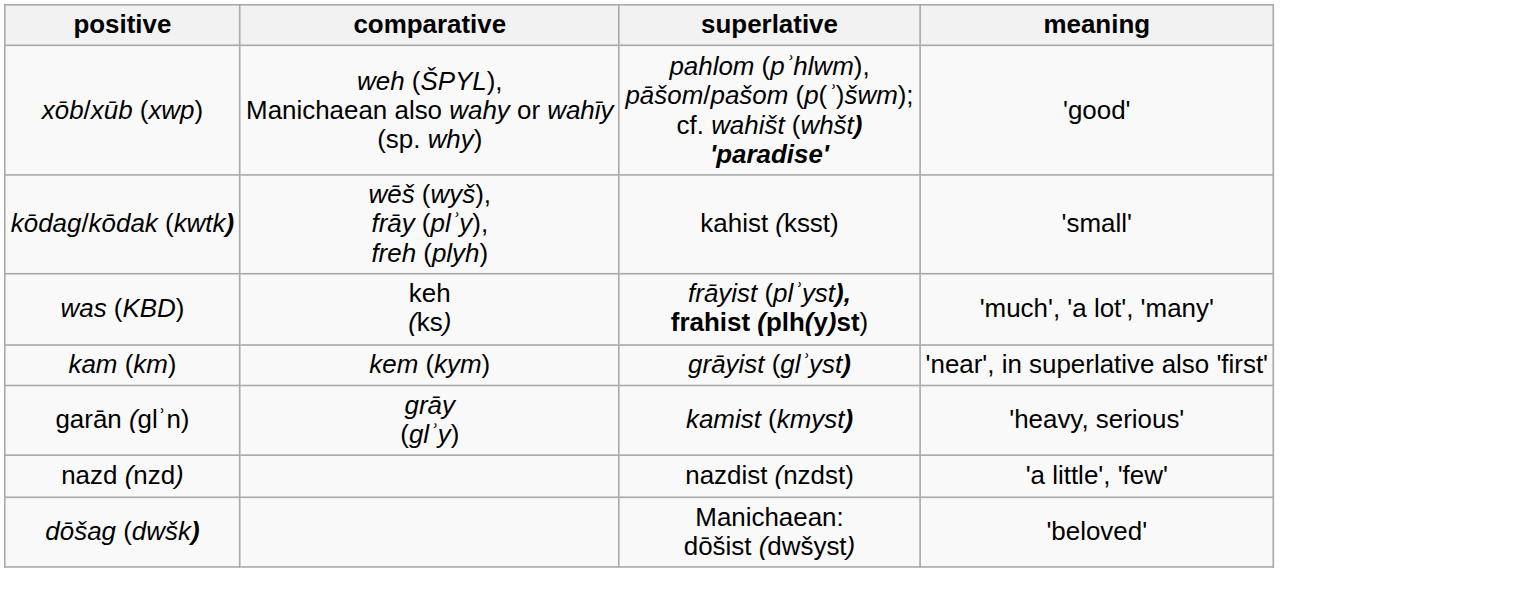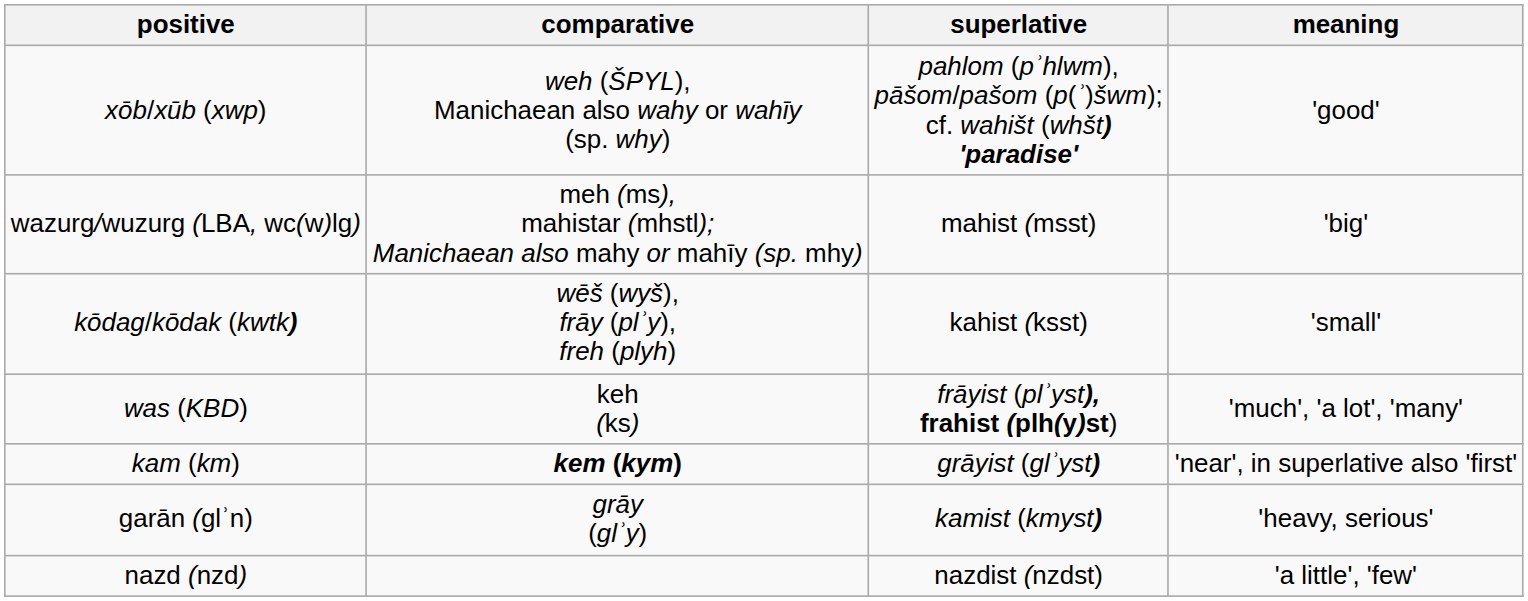+ row: (186, 223)
(430, 364) normal -> (618, 463) bold
- row: (122, 531)
